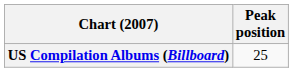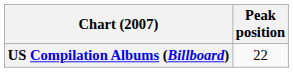(260, 55) 25 -> (260, 55) 22
